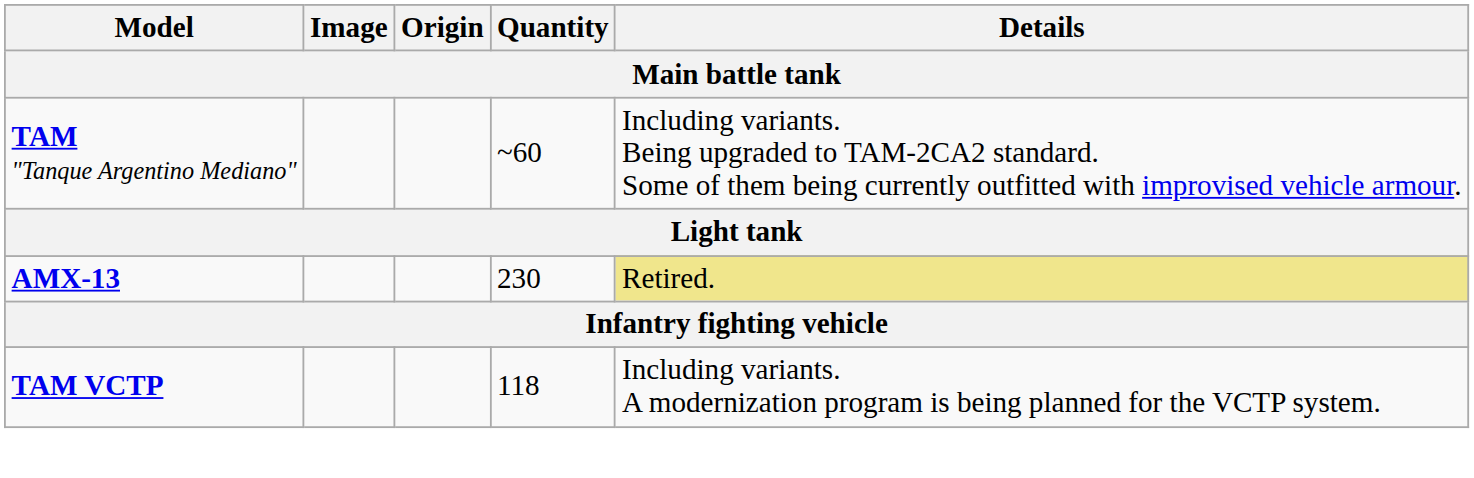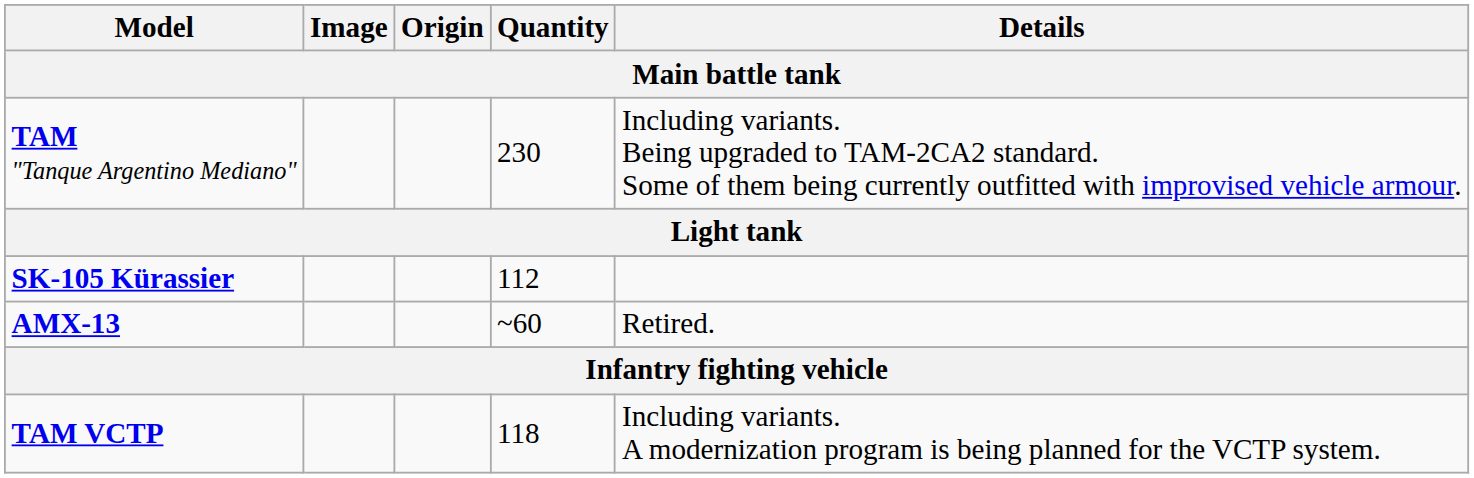(519, 152) ~60 -> (519, 152) 230
+ row: (123, 277)
(519, 277) 230 -> (519, 324) ~60
(669, 277) khaki background -> (669, 324) no background
